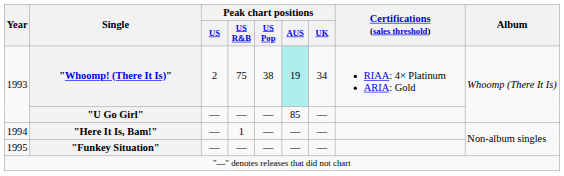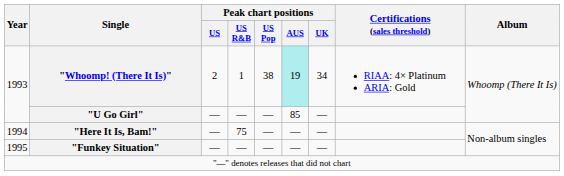(241, 76) 75 -> (241, 76) 1
(241, 131) 1 -> (241, 131) 75
